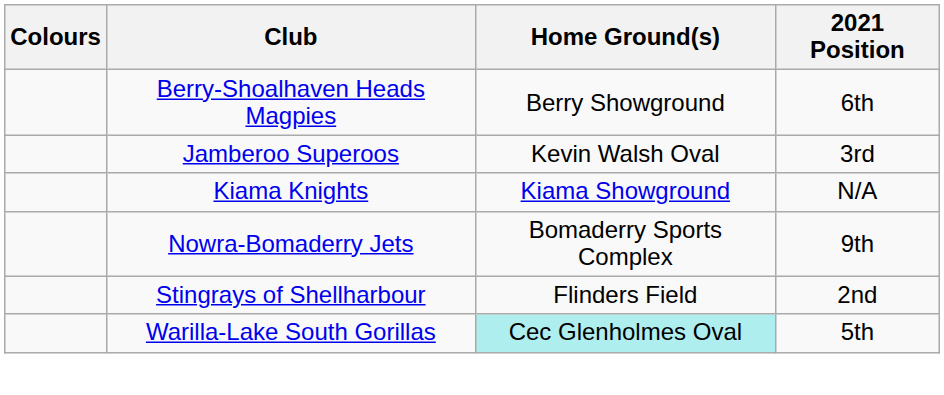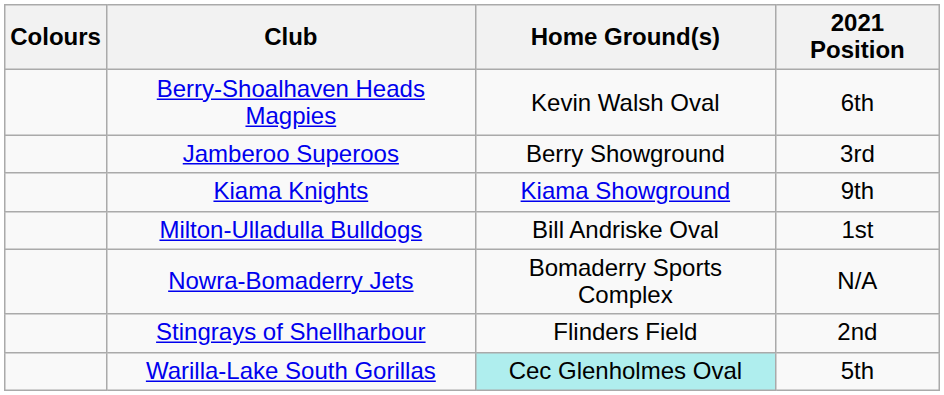(625, 102) Berry Showground -> (625, 102) Kevin Walsh Oval
(625, 153) Kevin Walsh Oval -> (625, 153) Berry Showground
(857, 191) N/A -> (857, 191) 9th
+ row: (291, 229)
(857, 243) 9th -> (857, 281) N/A
